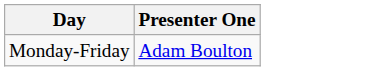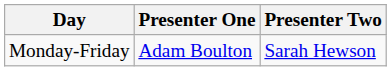+ column: (323, 19)
